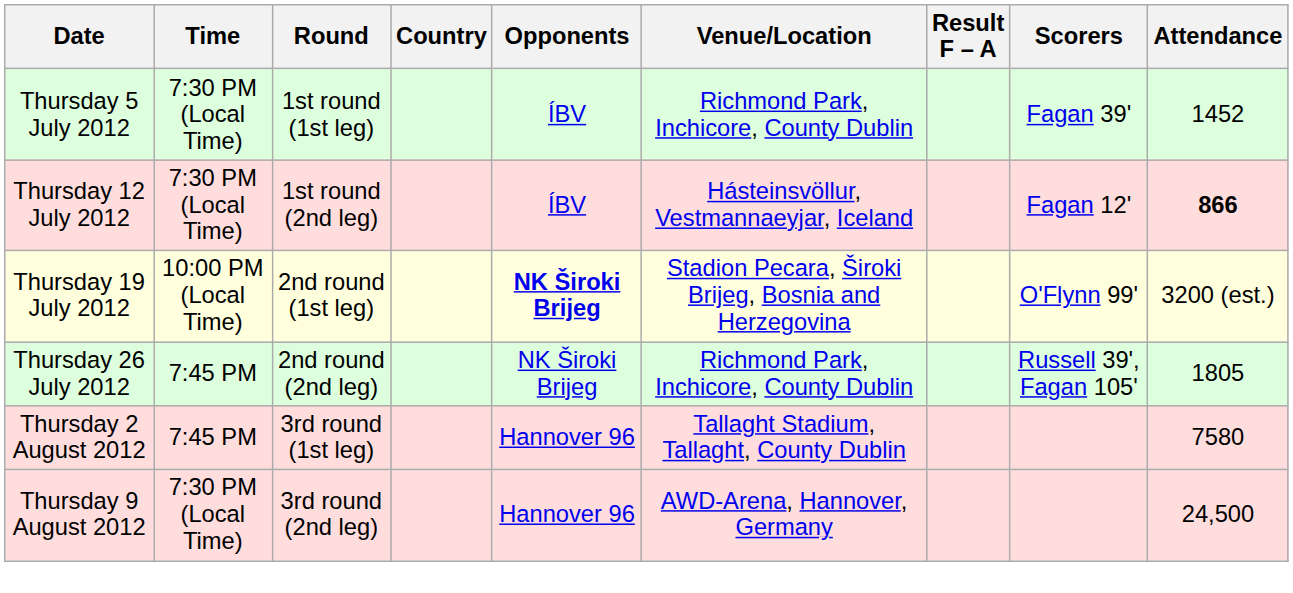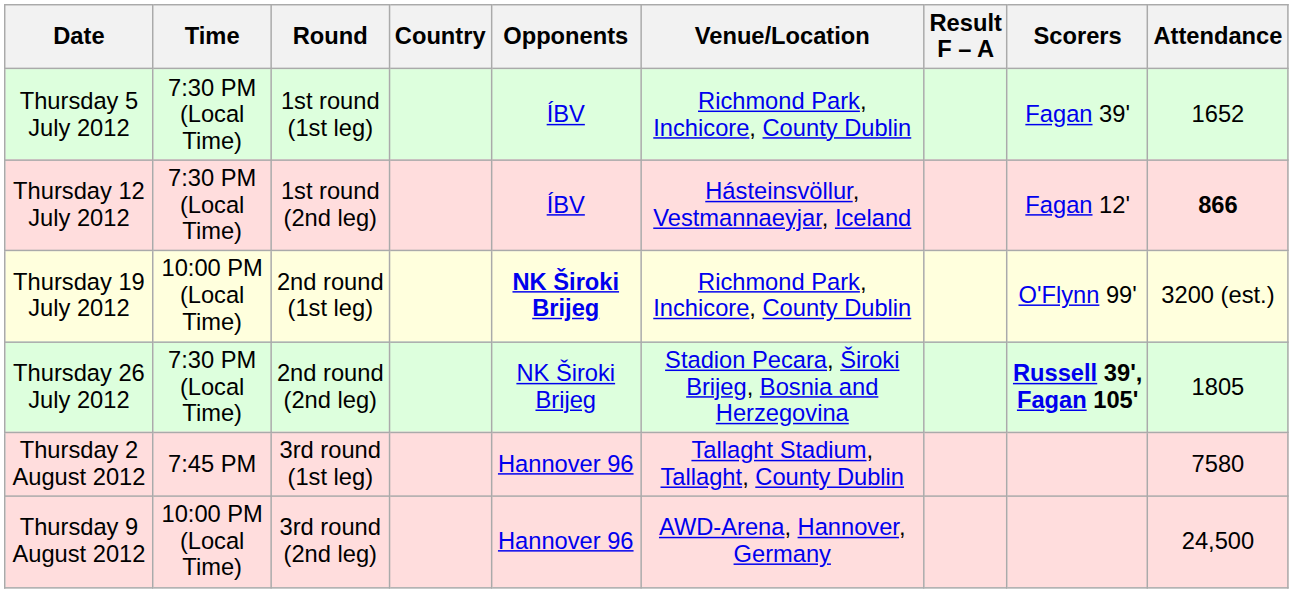(1218, 114) 1452 -> (1218, 114) 1652
(784, 295) Stadion Pecara, Široki Brijeg, Bosnia and Herzegovina -> (782, 295) Richmond Park, Inchicore, County Dublin
(213, 373) 7:45 PM -> (212, 386) 7:30 PM (Local Time)
(784, 373) Richmond Park, Inchicore, County Dublin -> (782, 386) Stadion Pecara, Široki Brijeg, Bosnia and Herzegovina
(1079, 373) normal -> (1078, 386) bold
(213, 515) 7:30 PM (Local Time) -> (212, 541) 10:00 PM (Local Time)
